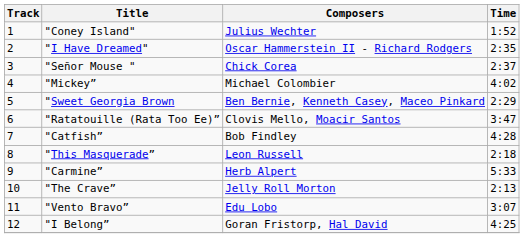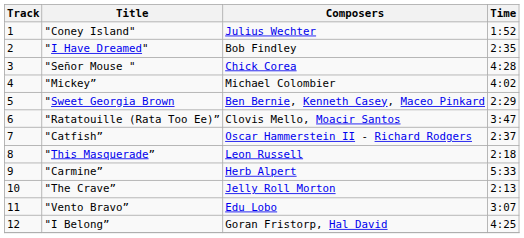(349, 48) Oscar Hammerstein II - Richard Rodgers -> (261, 48) Bob Findley
(503, 66) 2:37 -> (503, 66) 4:28
(261, 136) Bob Findley -> (349, 136) Oscar Hammerstein II - Richard Rodgers
(503, 136) 4:28 -> (503, 136) 2:37
